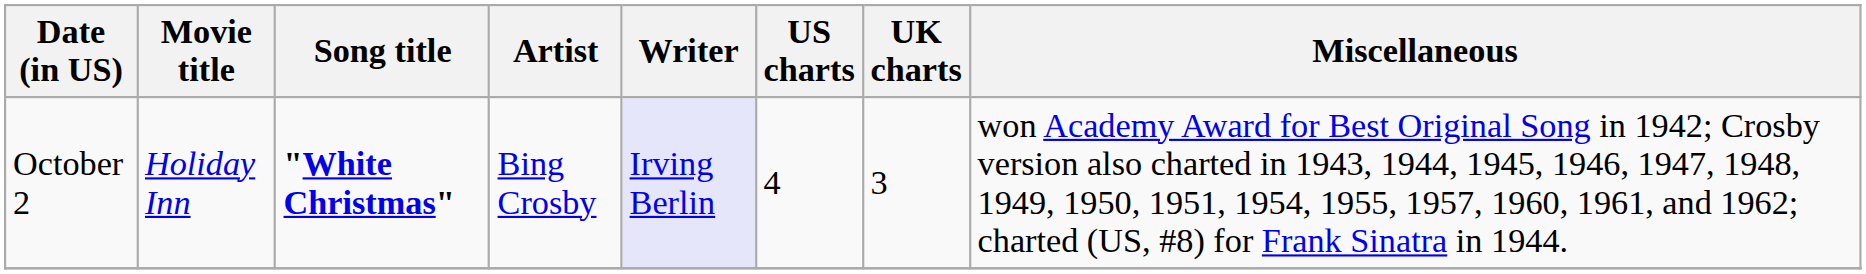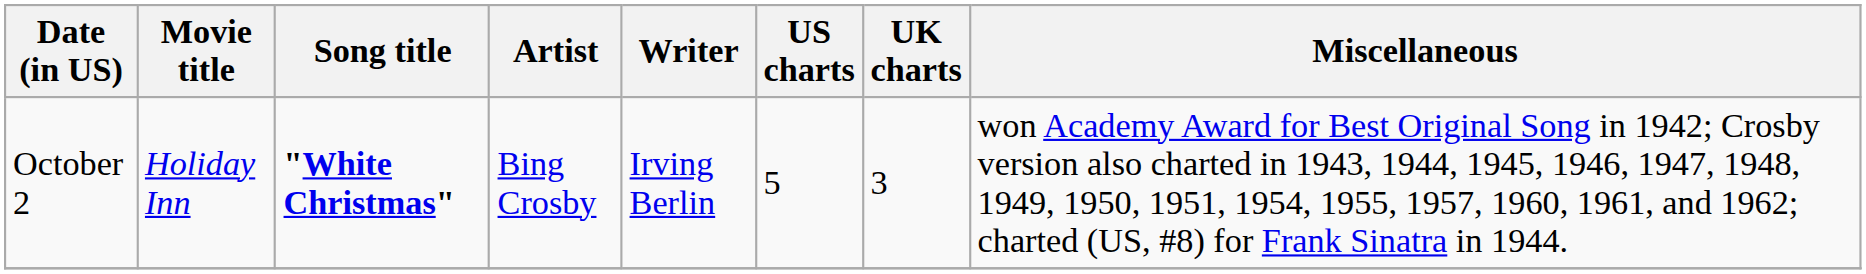(672, 182) lavender background -> (672, 182) no background
(772, 182) 4 -> (772, 182) 5
